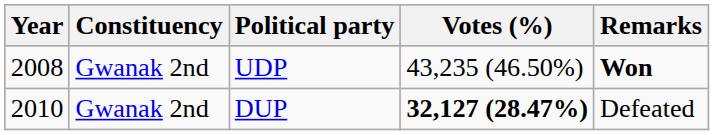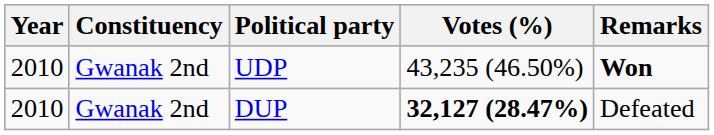(37, 66) 2008 -> (37, 66) 2010
